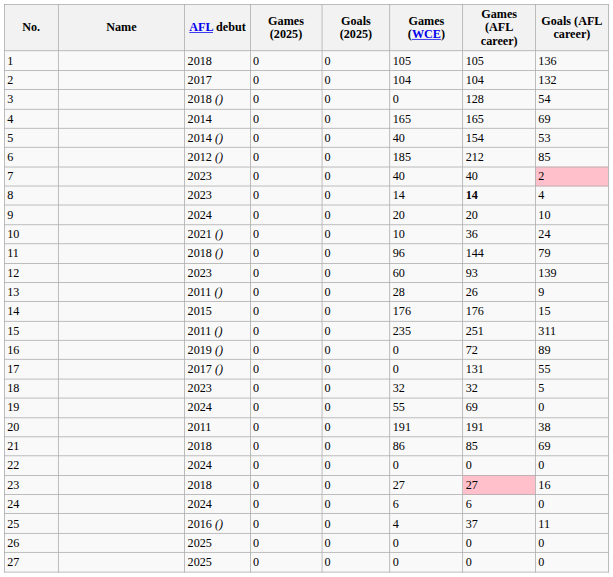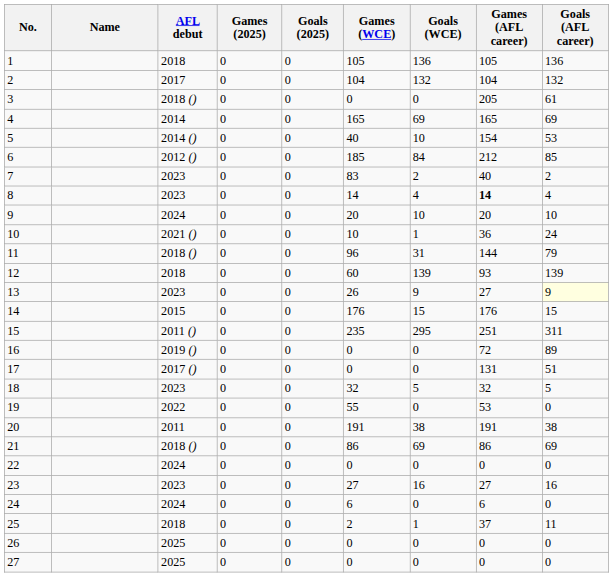+ column: (443, 27)
(475, 99) 128 -> (488, 99) 205
(544, 99) 54 -> (551, 99) 61
(399, 176) 40 -> (352, 176) 83
(541, 176) pink background -> (548, 176) no background
(200, 272) 2023 -> (173, 272) 2018
(205, 292) 2011 () -> (173, 292) 2023
(399, 292) 28 -> (352, 292) 26
(472, 292) 26 -> (485, 292) 27
(541, 292) no background -> (548, 292) lightyellow background
(544, 369) 55 -> (551, 369) 51
(200, 407) 2024 -> (173, 407) 2022
(472, 407) 69 -> (485, 407) 53
(200, 446) 2018 -> (179, 446) 2018 ()
(472, 446) 85 -> (485, 446) 86
(200, 485) 2018 -> (173, 485) 2023
(472, 485) pink background -> (485, 485) no background
(205, 523) 2016 () -> (173, 523) 2018
(396, 523) 4 -> (349, 523) 2
